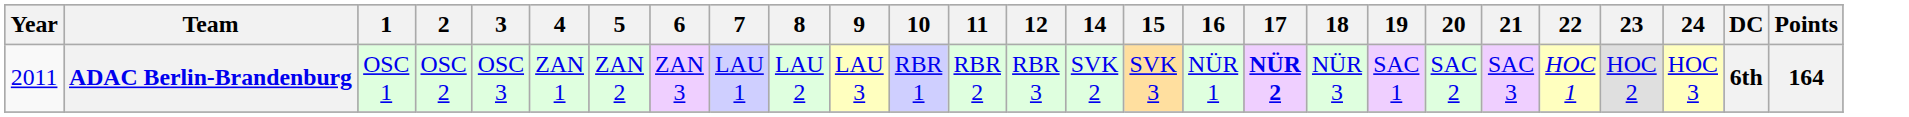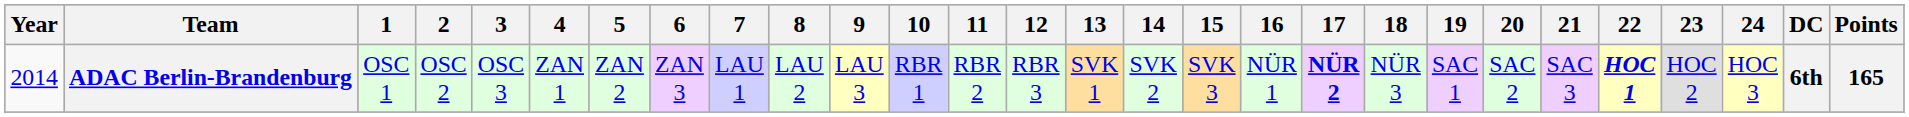+ column: (1095, 24)
(34, 77) 2011 -> (34, 77) 2014
(1570, 77) normal -> (1630, 77) bold
(1806, 77) 164 -> (1866, 77) 165
